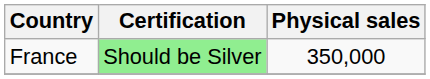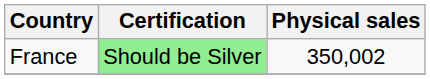(346, 56) 350,000 -> (346, 56) 350,002
